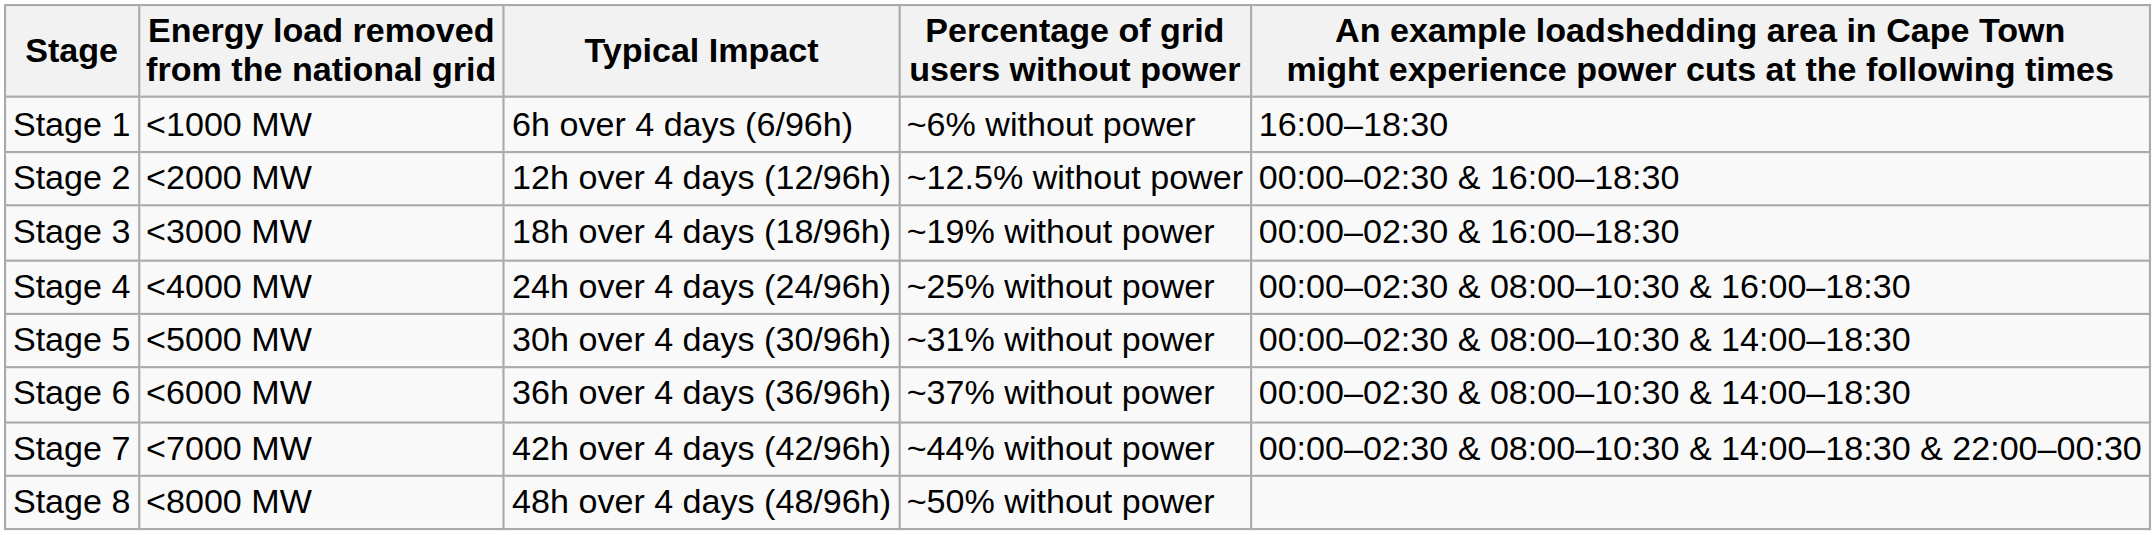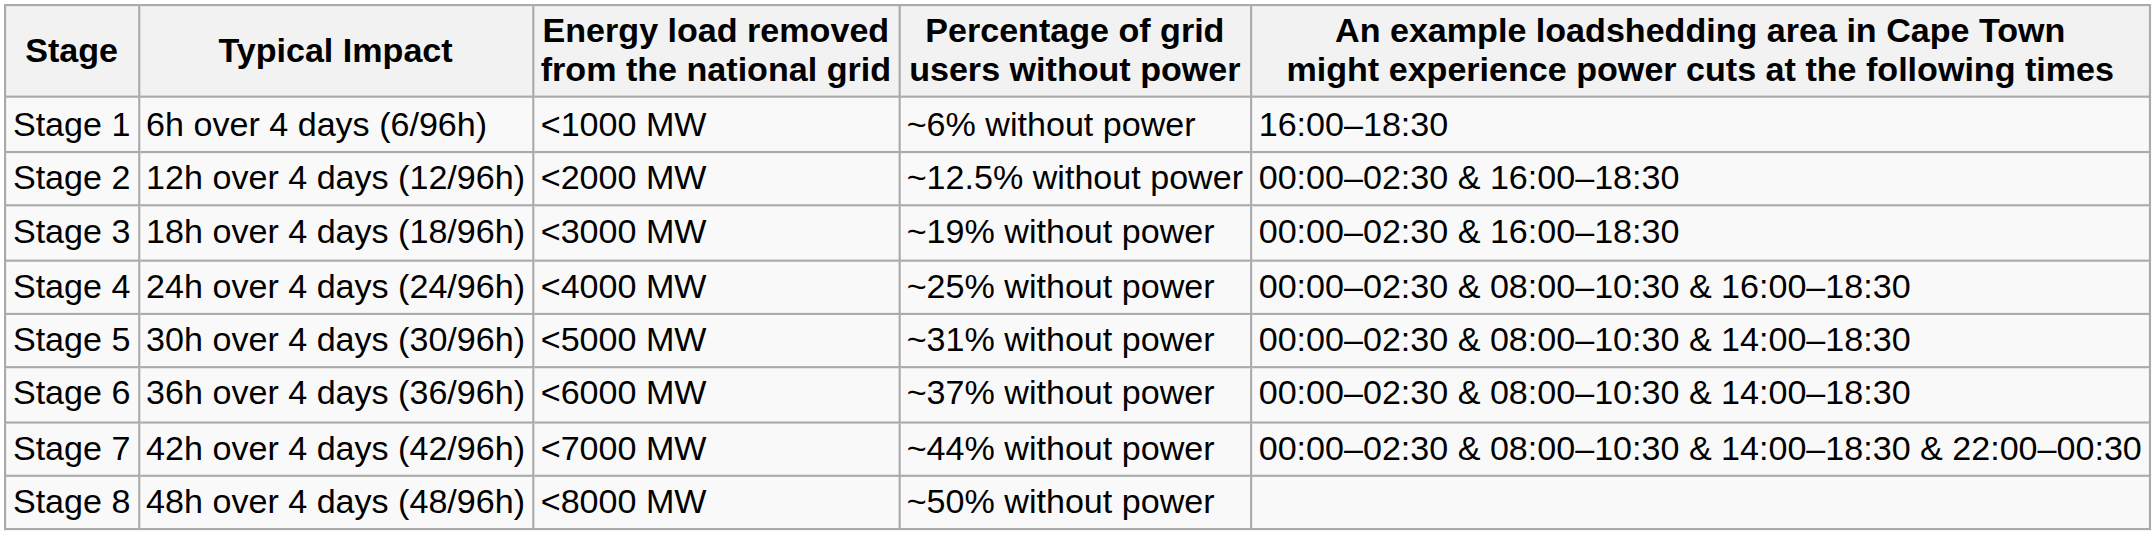columns swapped: (321, 50) <-> (702, 50)
